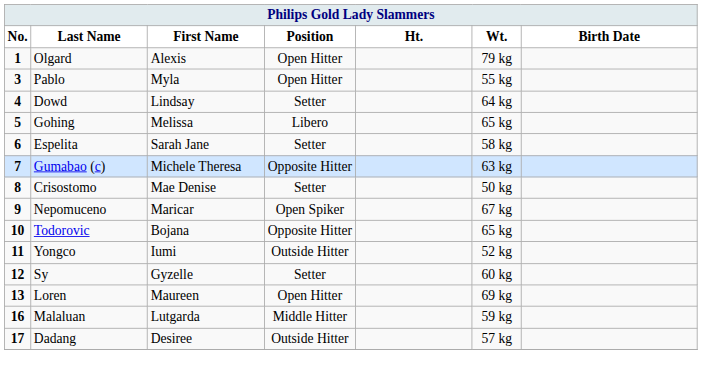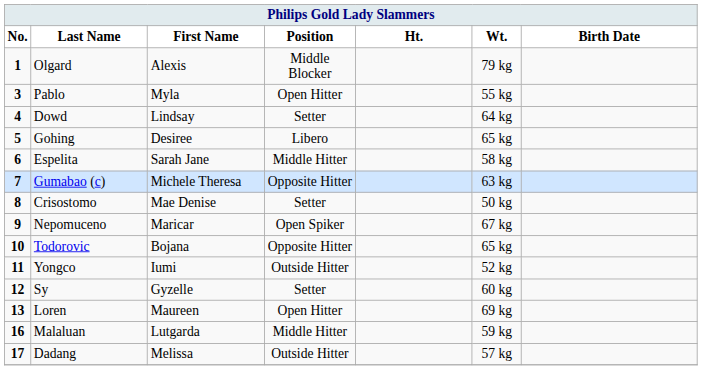(310, 58) Open Hitter -> (310, 66) Middle Blocker
(172, 123) Melissa -> (171, 138) Desiree
(310, 144) Setter -> (310, 159) Middle Hitter
(171, 338) Desiree -> (172, 354) Melissa
